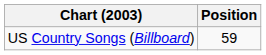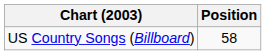(229, 38) 59 -> (229, 38) 58
